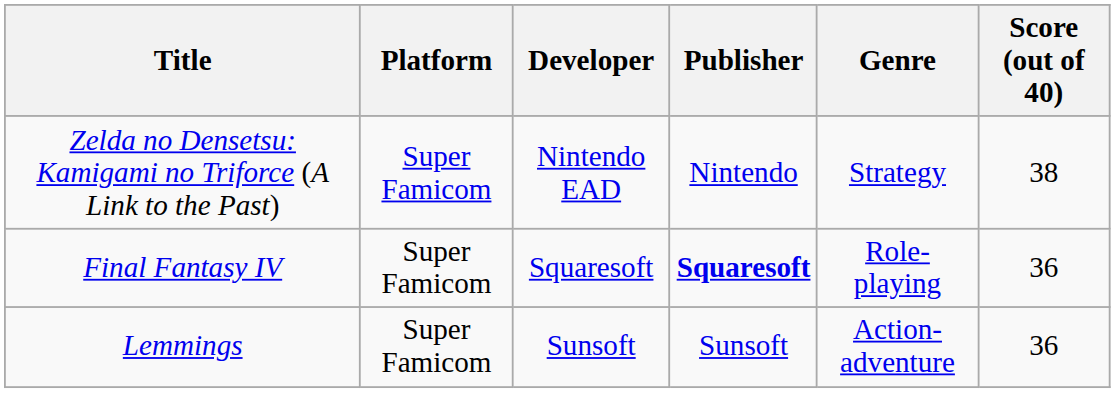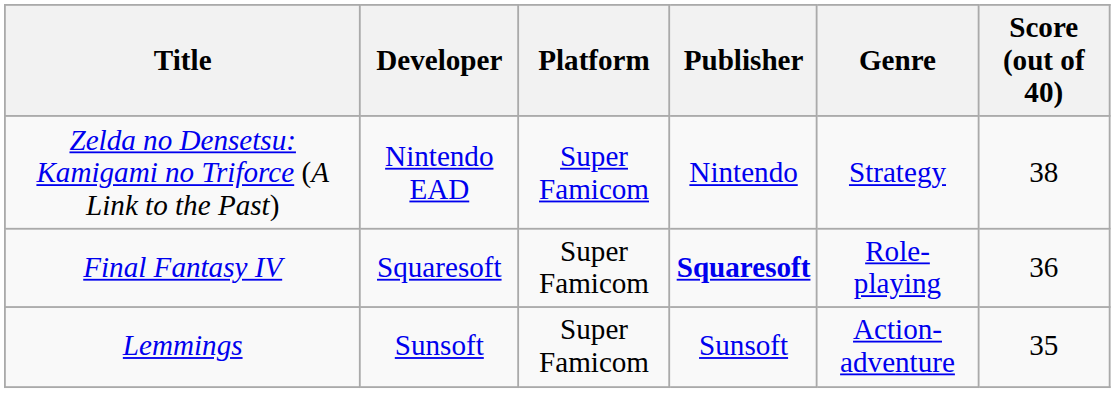columns swapped: (436, 60) <-> (591, 60)
(1044, 346) 36 -> (1044, 346) 35
